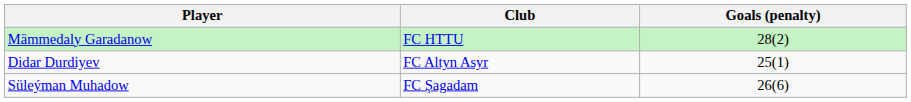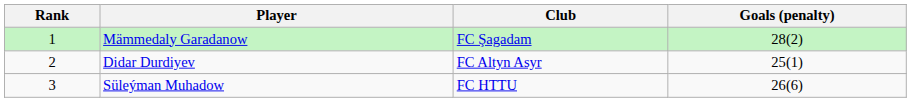+ column: (52, 16)
(433, 39) FC HTTU -> (494, 39) FC Şagadam
(441, 85) FC Şagadam -> (487, 85) FC HTTU
